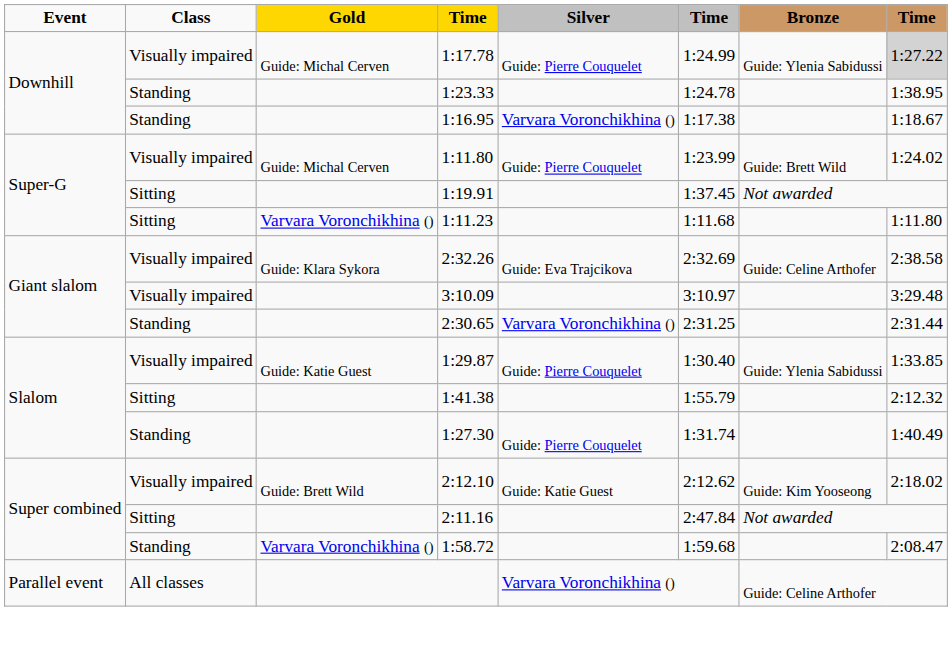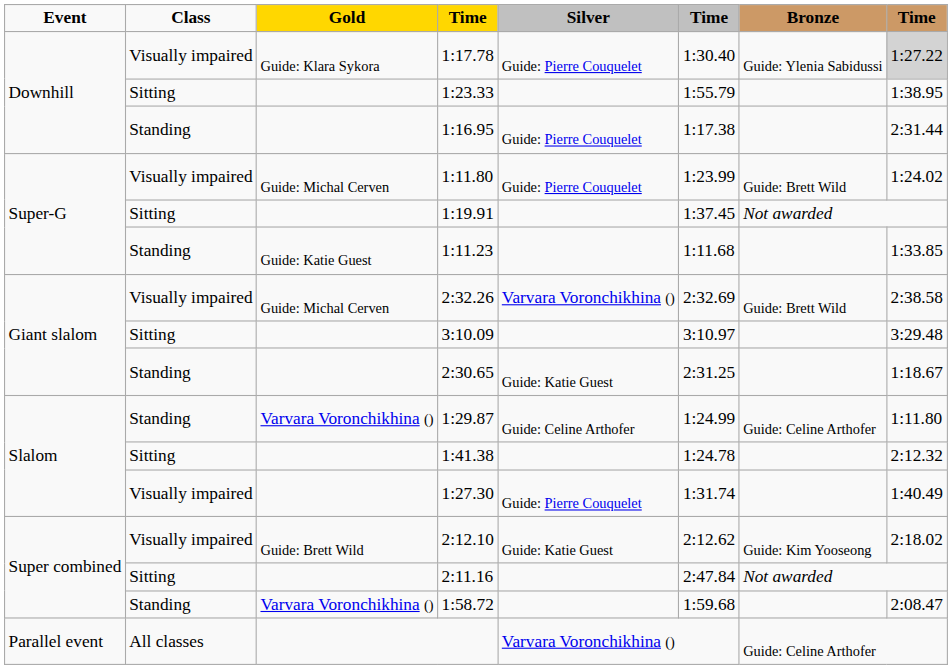(325, 66) Guide: Michal Cerven -> (320, 66) Guide: Klara Sykora
(709, 55) 1:24.99 -> (709, 55) 1:30.40
(160, 92) Standing -> (152, 92) Sitting
(709, 92) 1:24.78 -> (709, 92) 1:55.79
(588, 119) Varvara Voronchikhina () -> (572, 140) Guide: Pierre Couquelet
(917, 119) 1:18.67 -> (917, 129) 2:31.44
(152, 221) Sitting -> (160, 250) Standing
(347, 221) Varvara Voronchikhina () -> (316, 261) Guide: Katie Guest
(916, 221) 1:11.80 -> (917, 250) 1:33.85
(320, 269) Guide: Klara Sykora -> (325, 308) Guide: Michal Cerven
(567, 269) Guide: Eva Trajcikova -> (588, 297) Varvara Voronchikhina ()
(810, 269) Guide: Celine Arthofer -> (795, 308) Guide: Brett Wild
(191, 295) Visually impaired -> (152, 334) Sitting
(588, 323) Varvara Voronchikhina () -> (557, 382) Guide: Katie Guest
(917, 323) 2:31.44 -> (917, 371) 1:18.67
(191, 360) Visually impaired -> (160, 418) Standing
(316, 371) Guide: Katie Guest -> (347, 418) Varvara Voronchikhina ()
(572, 371) Guide: Pierre Couquelet -> (568, 429) Guide: Celine Arthofer
(709, 360) 1:30.40 -> (709, 418) 1:24.99
(813, 371) Guide: Ylenia Sabidussi -> (810, 429) Guide: Celine Arthofer
(917, 360) 1:33.85 -> (916, 418) 1:11.80
(709, 397) 1:55.79 -> (709, 455) 1:24.78
(160, 434) Standing -> (191, 492) Visually impaired
